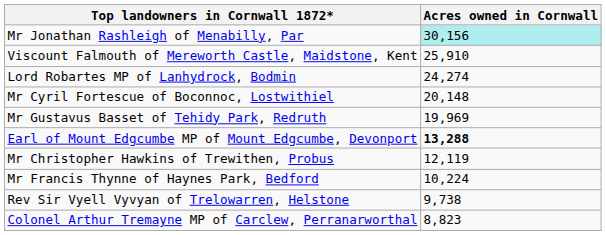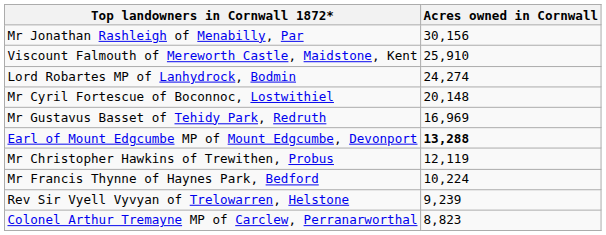(446, 35) paleturquoise background -> (446, 35) no background
(446, 118) 19,969 -> (446, 118) 16,969
(442, 200) 9,738 -> (442, 200) 9,239
